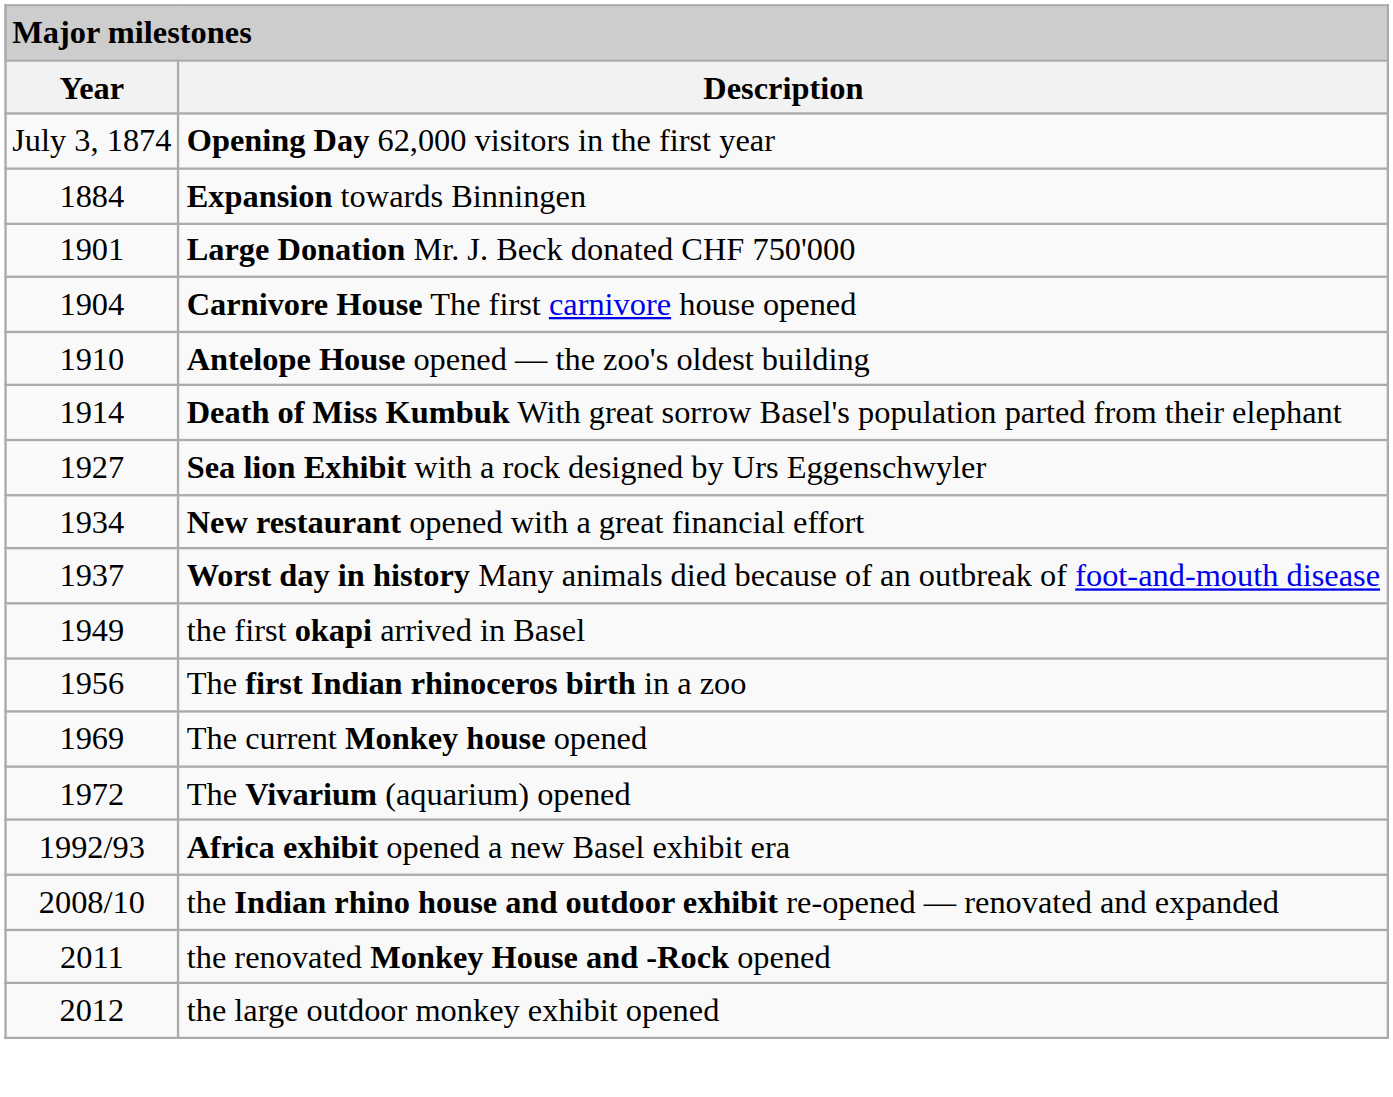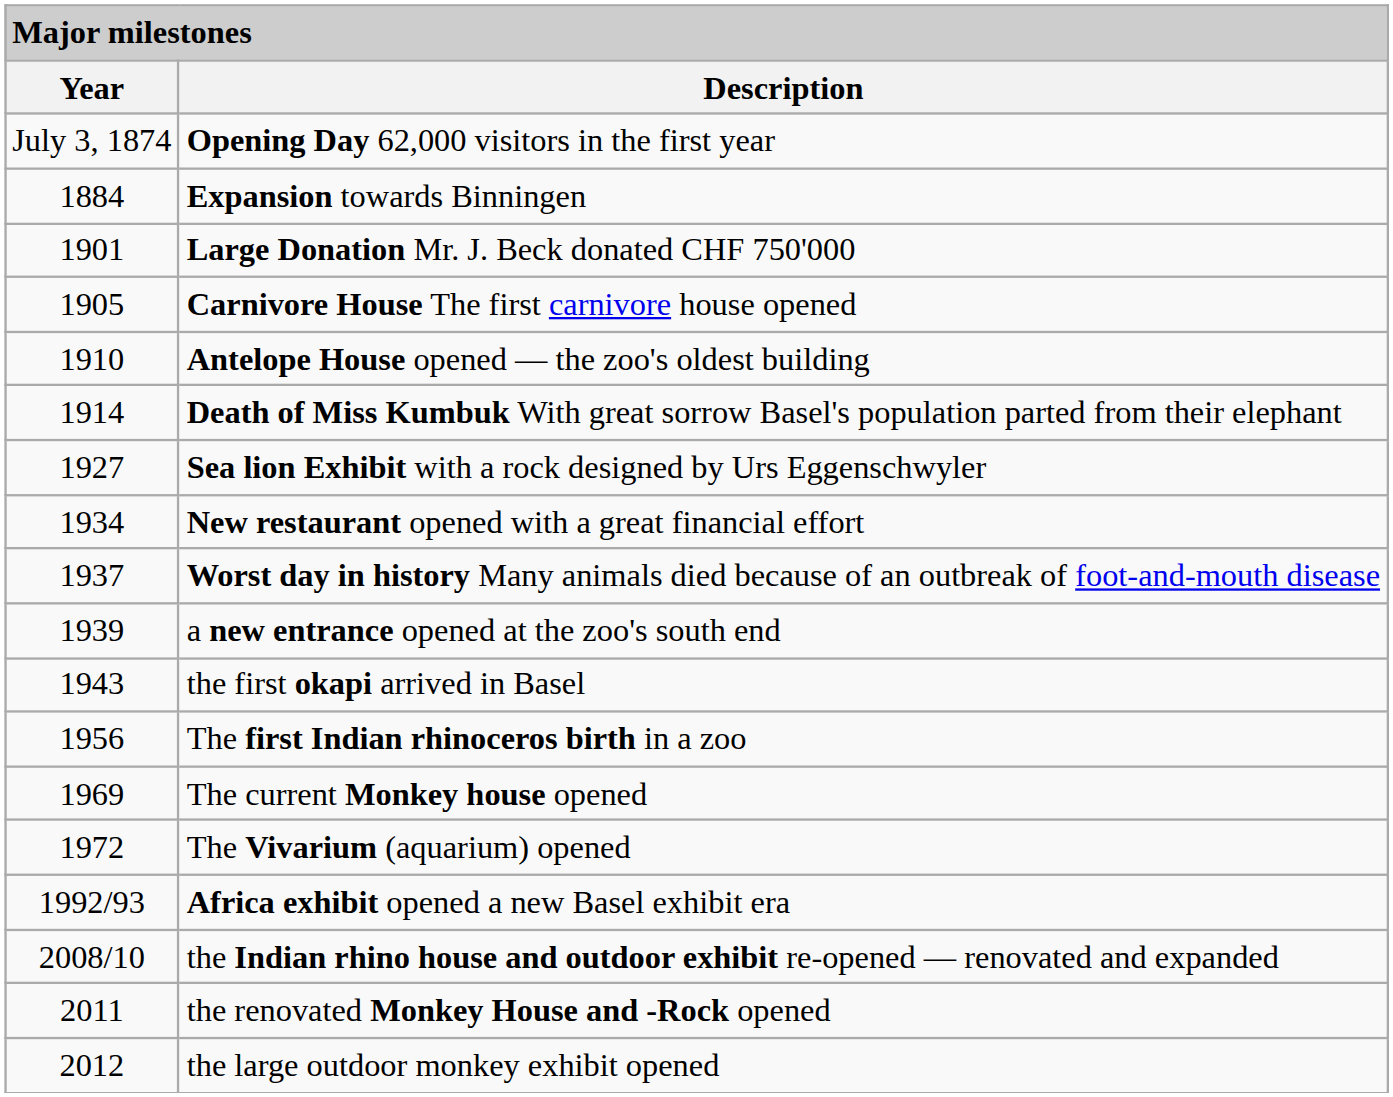(92, 303) 1904 -> (92, 303) 1905
+ row: (484, 629)
(92, 629) 1949 -> (92, 684) 1943
